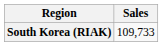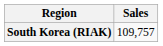(136, 32) 109,733 -> (136, 32) 109,757
